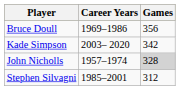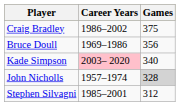+ row: (36, 28)
(105, 45) no background -> (105, 61) pink background
(150, 45) 342 -> (150, 61) 340
